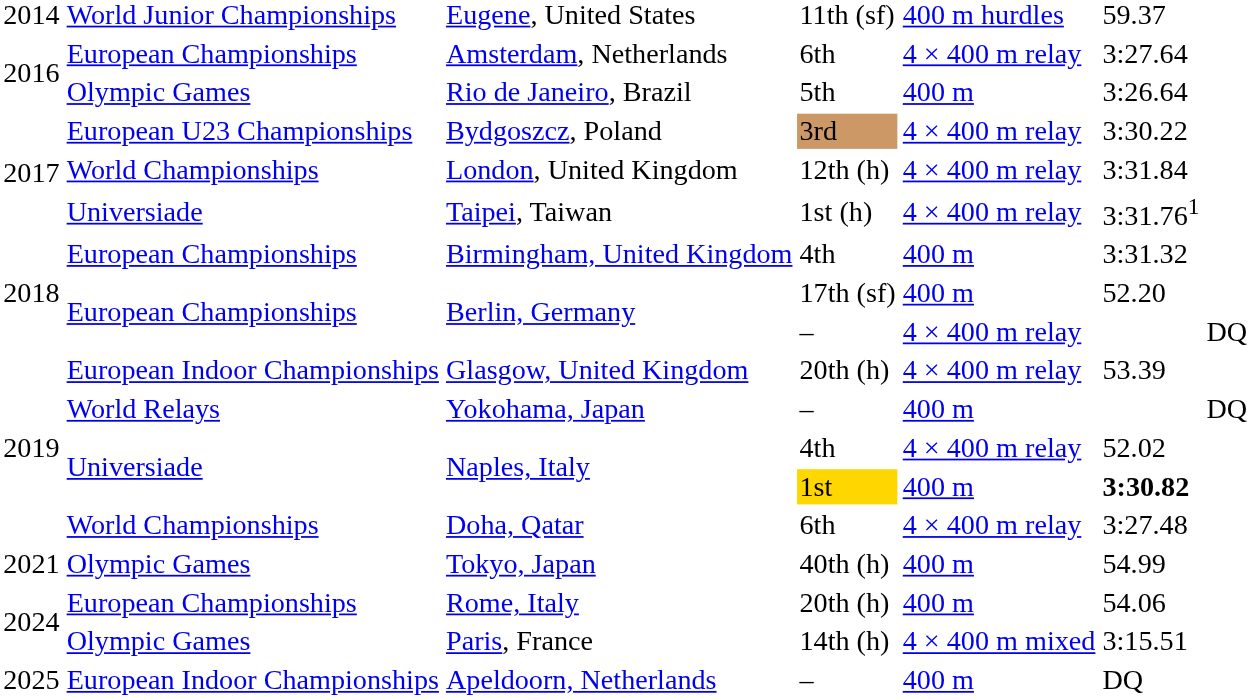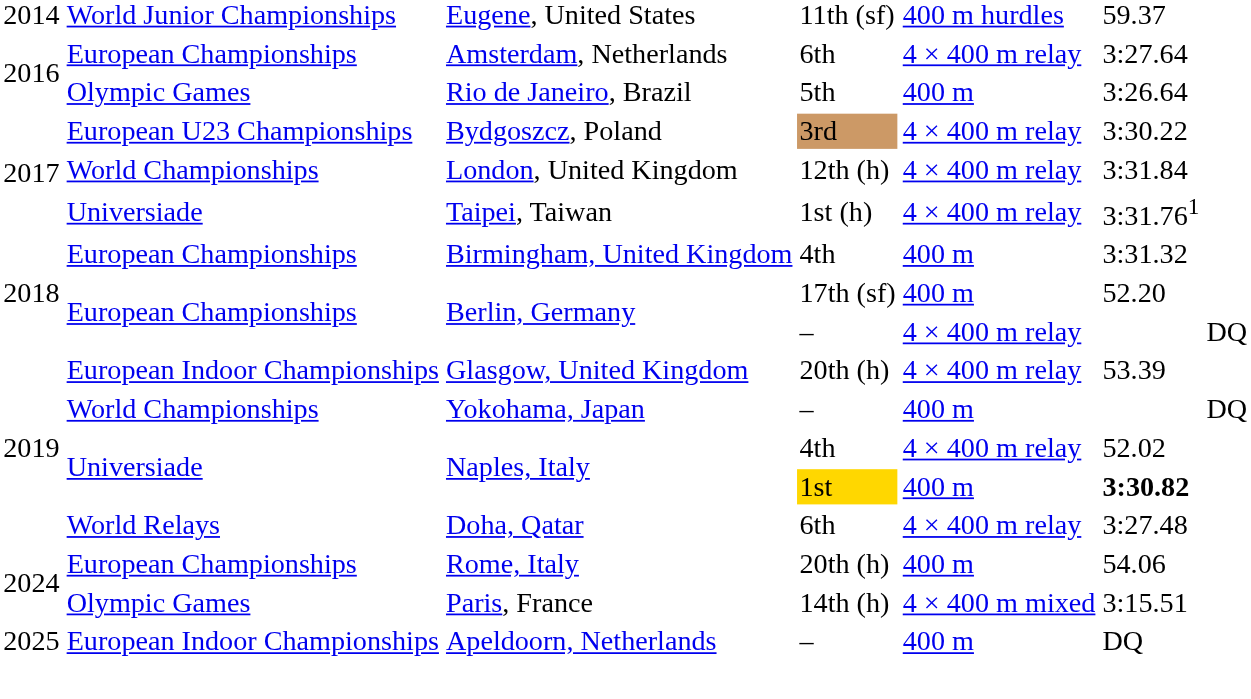(143, 409) World Relays -> (193, 409) World Championships
(193, 525) World Championships -> (143, 525) World Relays
- row: (521, 564)
